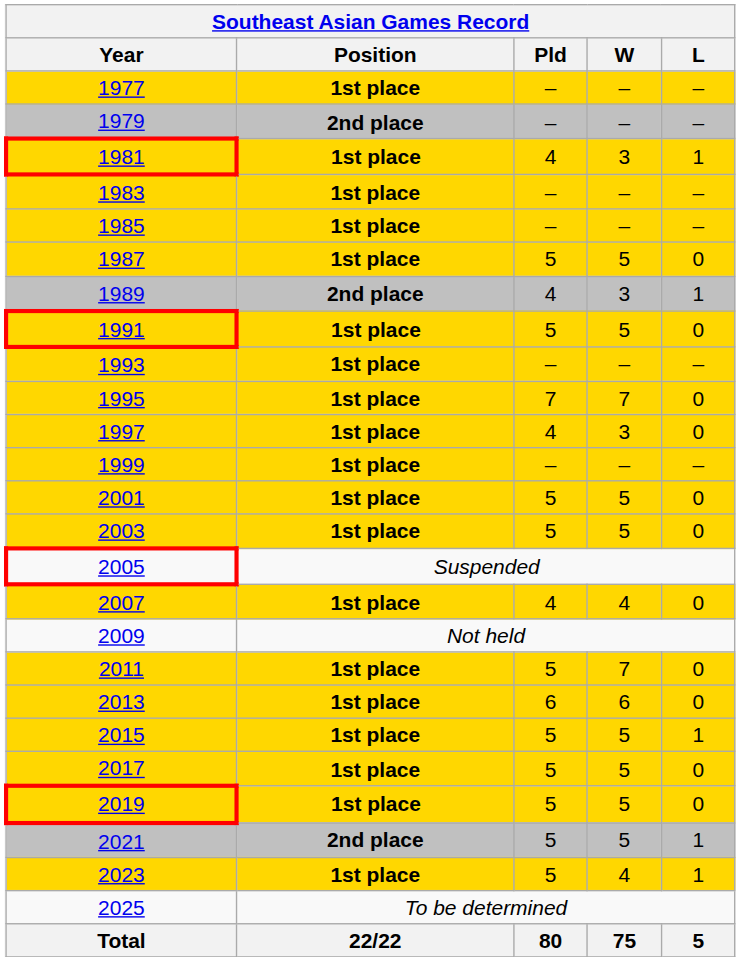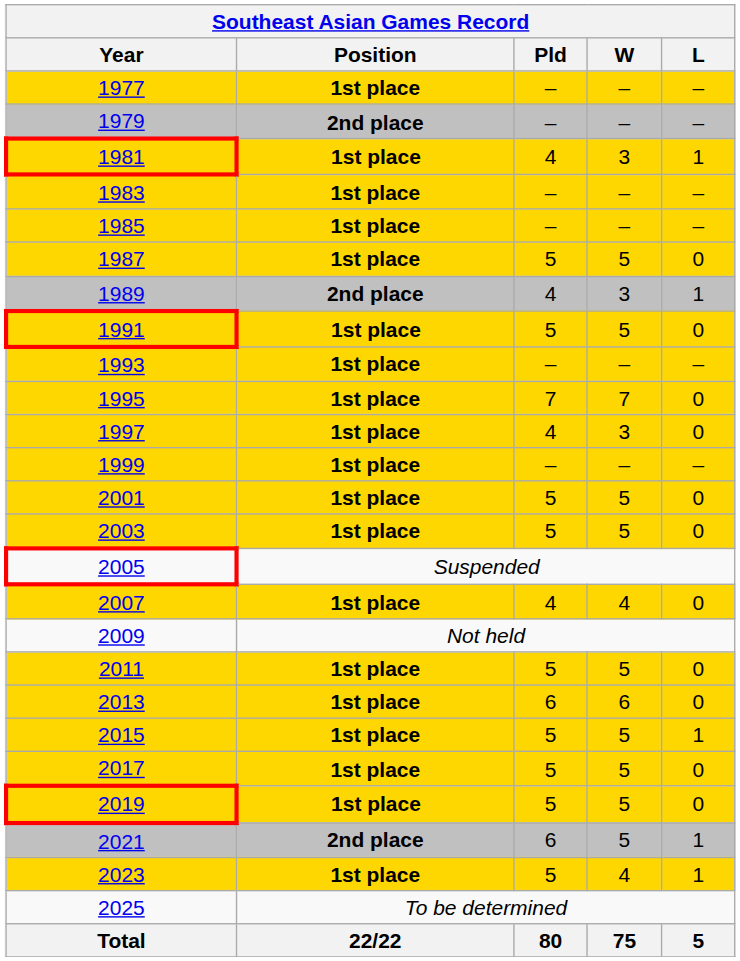(624, 669) 7 -> (624, 669) 5
(551, 840) 5 -> (551, 840) 6
